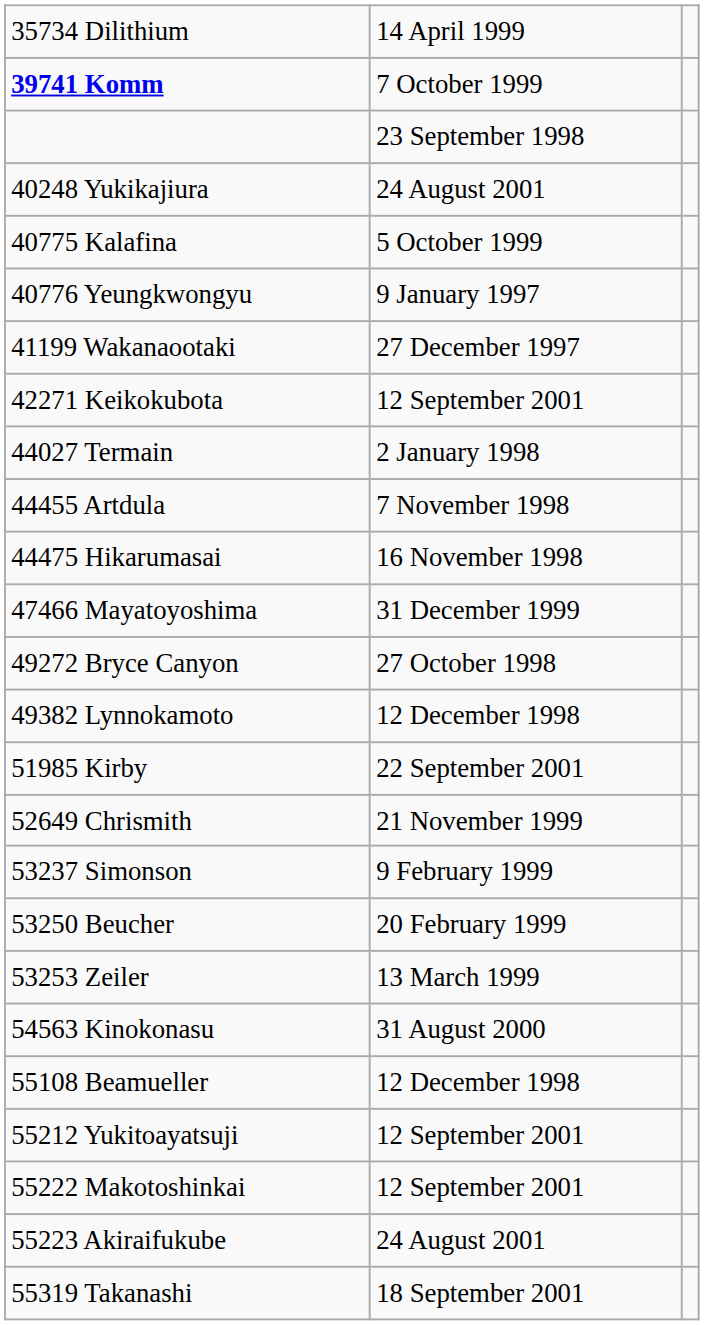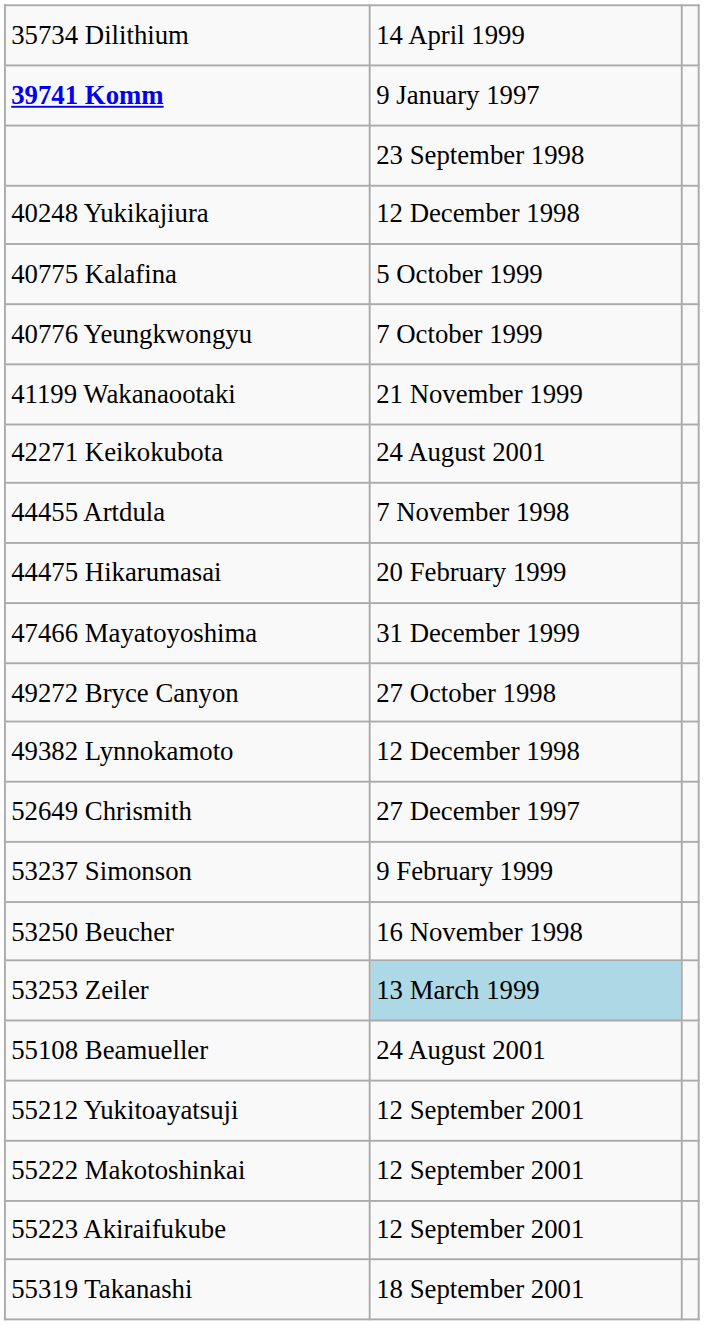(459, 84) 7 October 1999 -> (458, 94) 9 January 1997
(461, 189) 24 August 2001 -> (478, 214) 12 December 1998
(458, 294) 9 January 1997 -> (459, 333) 7 October 1999
(478, 346) 27 December 1997 -> (479, 393) 21 November 1999
(480, 399) 12 September 2001 -> (461, 453) 24 August 2001
- row: (92, 451)
(479, 557) 16 November 1998 -> (471, 572) 20 February 1999
- row: (79, 767)
(479, 819) 21 November 1999 -> (478, 811) 27 December 1997
(471, 924) 20 February 1999 -> (479, 930) 16 November 1998
(458, 977) no background -> (458, 990) lightblue background
- row: (113, 1030)
(478, 1082) 12 December 1998 -> (461, 1050) 24 August 2001
(461, 1240) 24 August 2001 -> (480, 1229) 12 September 2001
